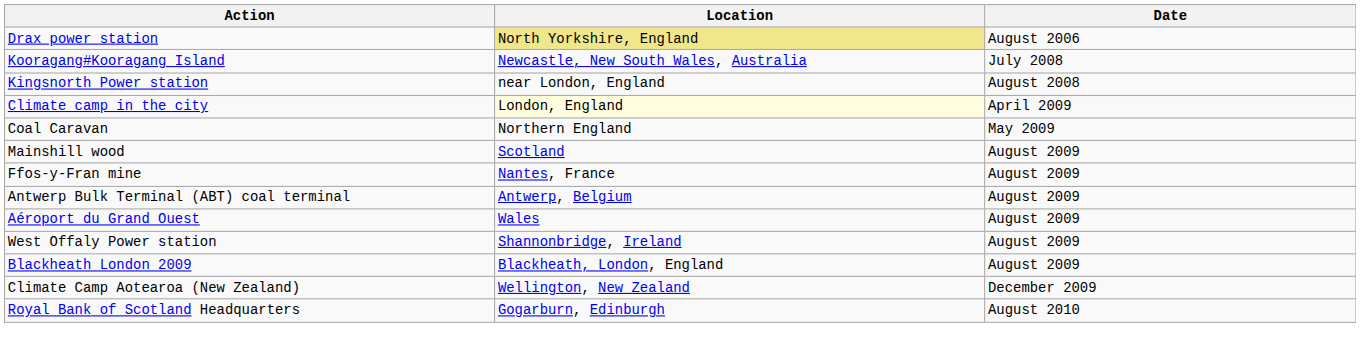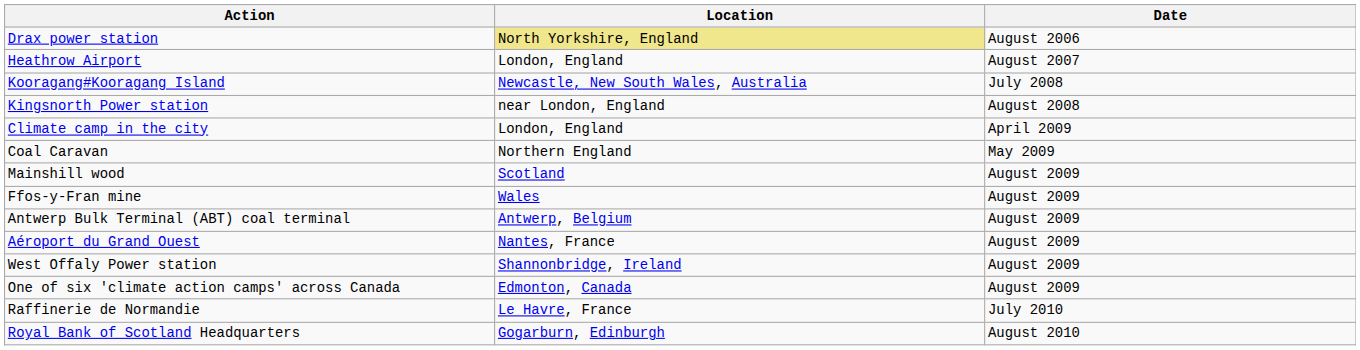+ row: (75, 61)
(561, 107) lightyellow background -> (561, 129) no background
(556, 175) Nantes, France -> (519, 197) Wales
(519, 220) Wales -> (556, 243) Nantes, France
- row: (100, 265)
+ row: (204, 288)
- row: (154, 288)
+ row: (104, 311)
